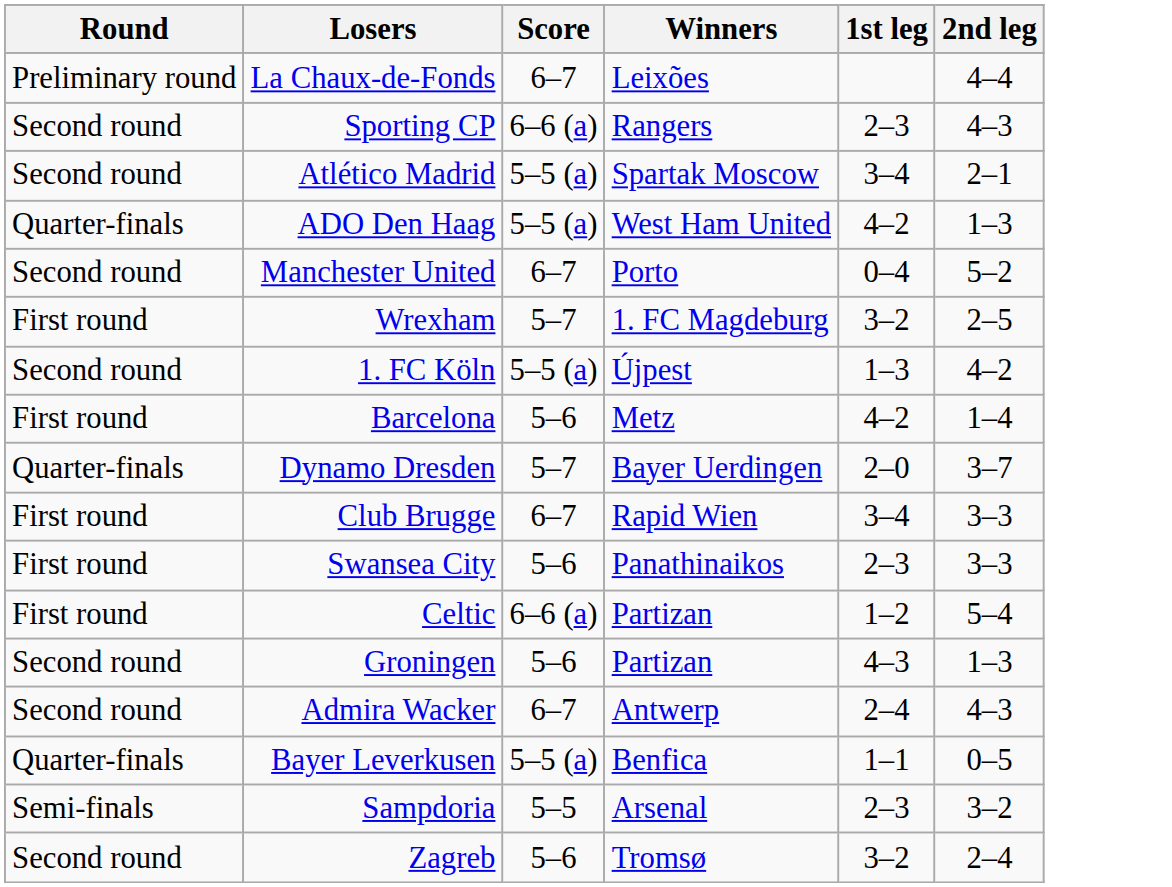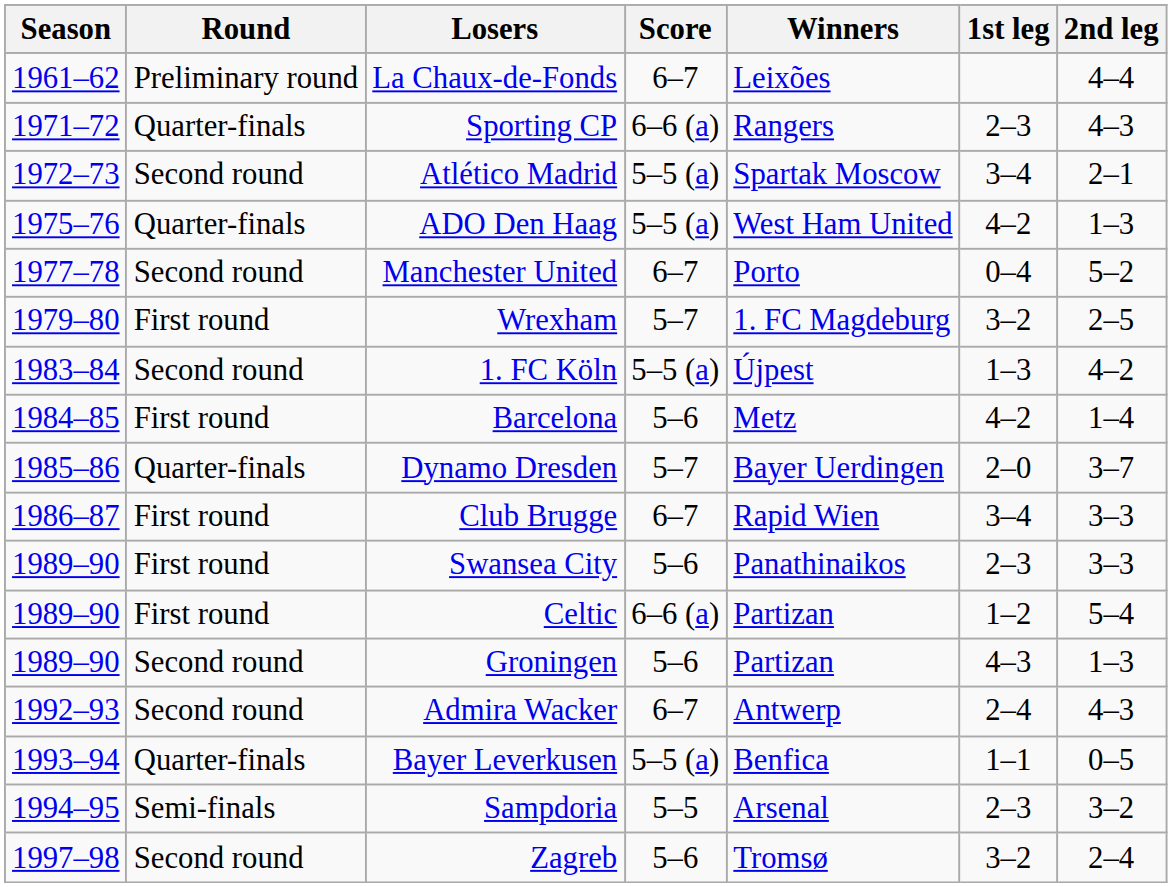+ column: (66, 28)
(97, 126) Second round -> (220, 126) Quarter-finals
